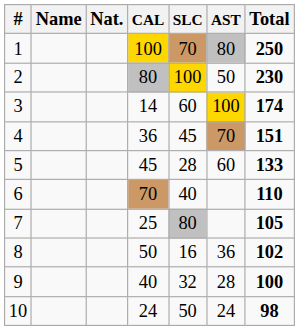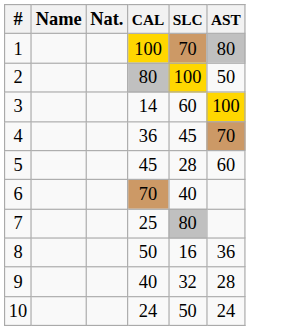- column: (269, 19)
